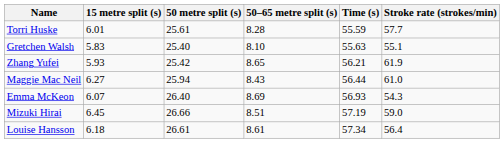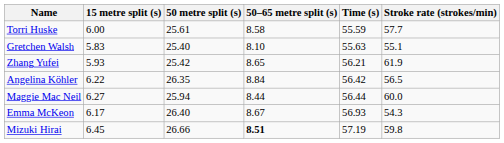(95, 29) 6.01 -> (95, 29) 6.00
(255, 29) 8.28 -> (255, 29) 8.58
+ row: (42, 79)
(255, 79) 8.43 -> (255, 96) 8.44
(393, 79) 61.0 -> (393, 96) 60.0
(95, 96) 6.07 -> (95, 113) 6.17
(255, 96) 8.69 -> (255, 113) 8.67
(255, 113) normal -> (255, 130) bold
(393, 113) 59.0 -> (393, 130) 59.8
- row: (41, 130)
